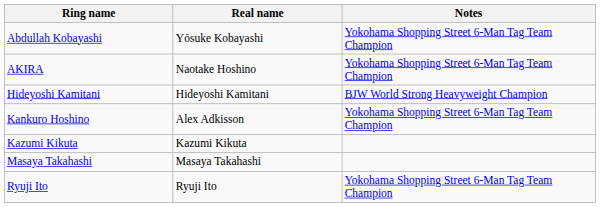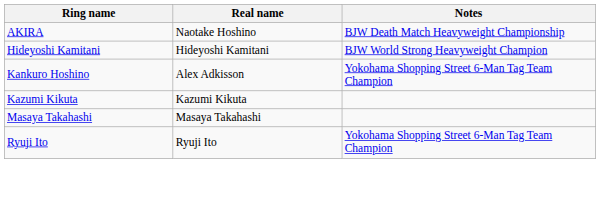- row: (55, 38)
(448, 69) Yokohama Shopping Street 6-Man Tag Team Champion -> (455, 31) BJW Death Match Heavyweight Championship
